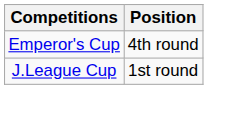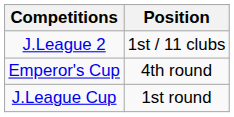+ row: (64, 44)
